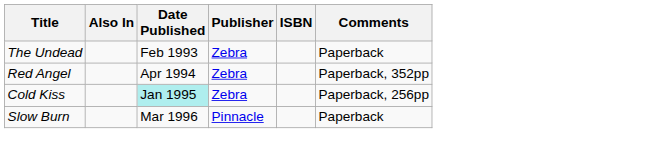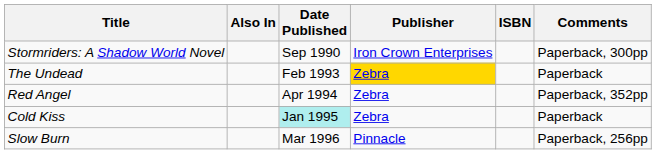+ row: (116, 52)
(229, 52) no background -> (371, 73) gold background
(374, 95) Paperback, 256pp -> (570, 116) Paperback
(351, 116) Paperback -> (593, 138) Paperback, 256pp
